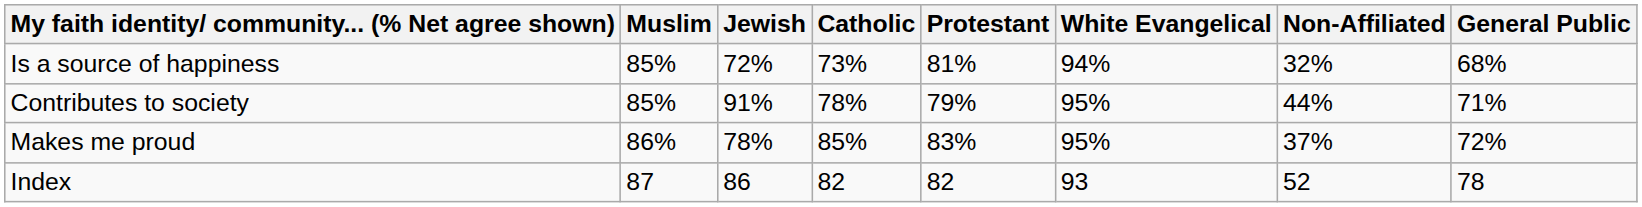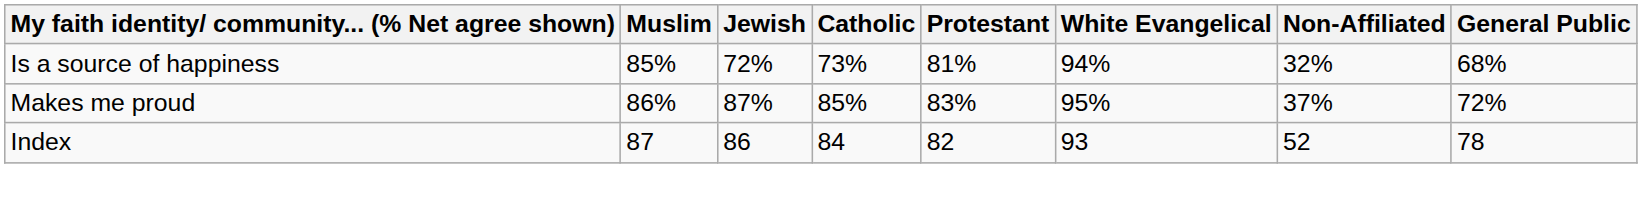- row: (130, 102)
(748, 142) 78% -> (748, 102) 87%
(831, 181) 82 -> (831, 142) 84
